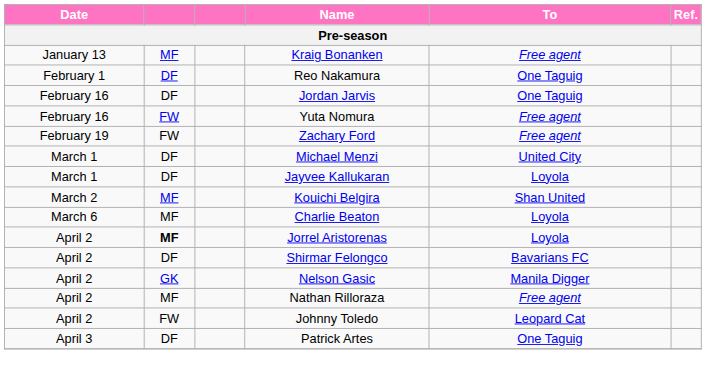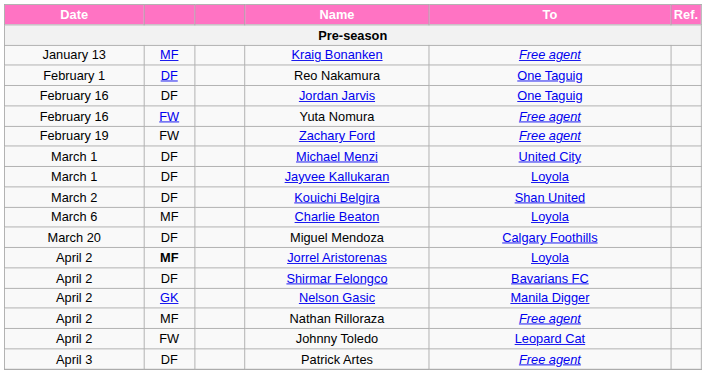(169, 197) MF -> (169, 197) DF
+ row: (337, 238)
(550, 339) One Taguig -> (550, 359) Free agent
